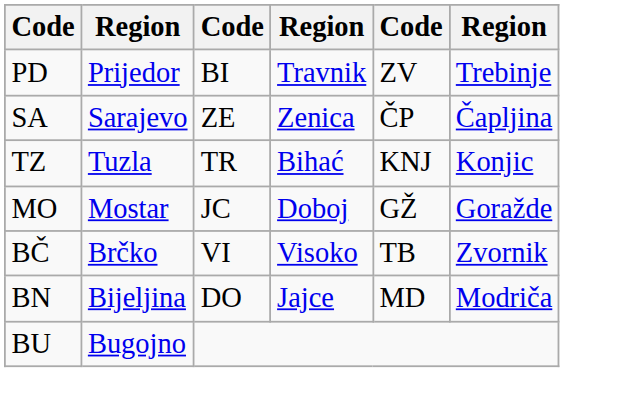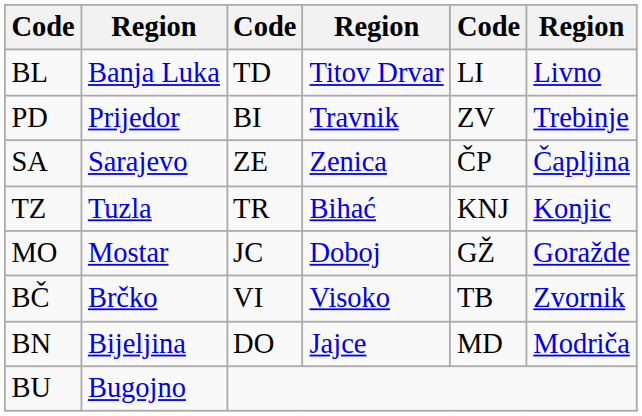+ row: (30, 72)
